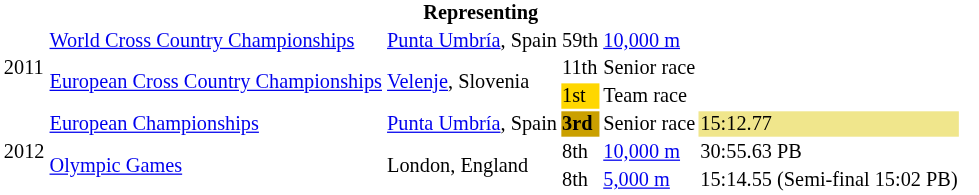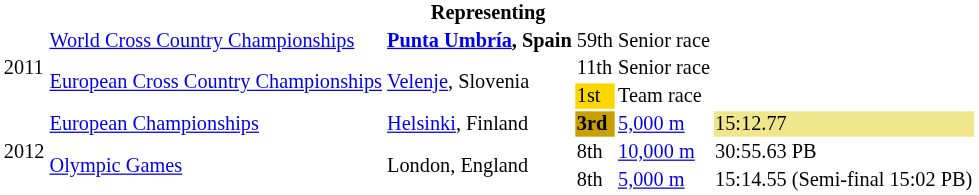(472, 40) normal -> (479, 40) bold
(642, 40) 10,000 m -> (664, 40) Senior race
(472, 123) Punta Umbría, Spain -> (458, 123) Helsinki, Finland
(649, 123) Senior race -> (651, 123) 5,000 m
